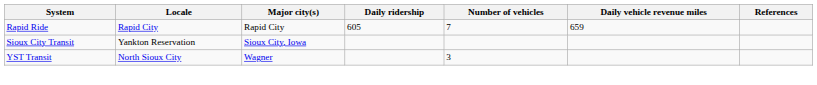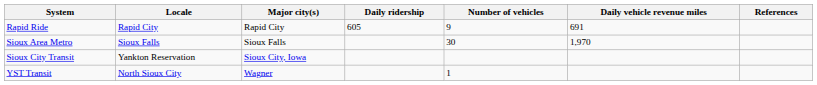(448, 27) 7 -> (448, 27) 9
(577, 27) 659 -> (577, 27) 691
+ row: (39, 42)
(448, 58) 3 -> (448, 73) 1
